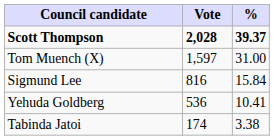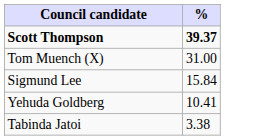- column: (207, 15)
